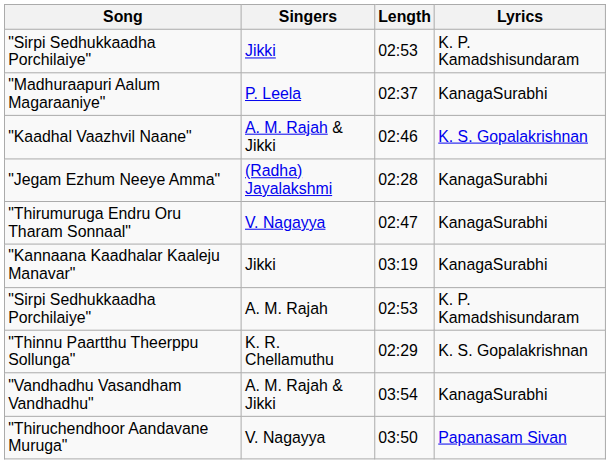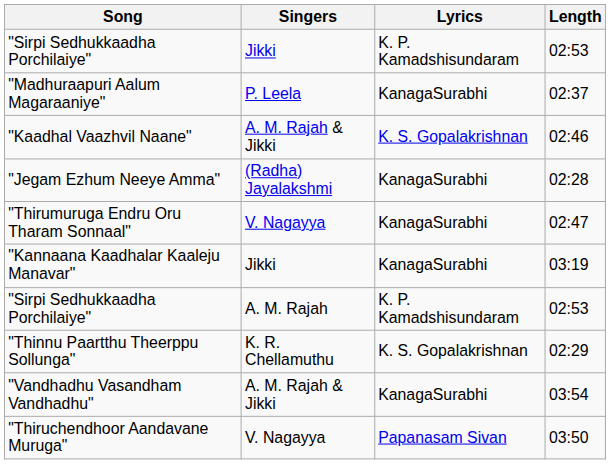columns swapped: (520, 17) <-> (405, 17)
